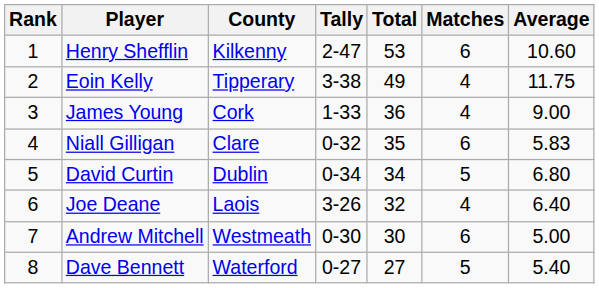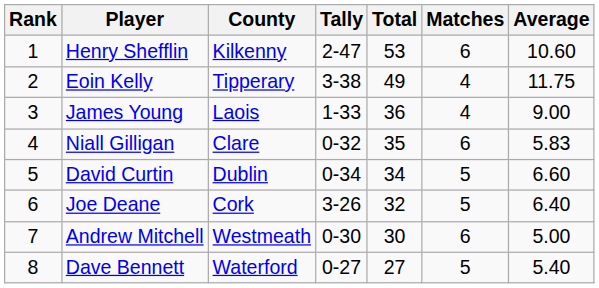(233, 112) Cork -> (236, 112) Laois
(551, 174) 6.80 -> (551, 174) 6.60
(236, 205) Laois -> (233, 205) Cork
(465, 205) 4 -> (465, 205) 5
